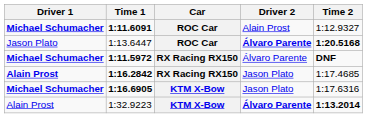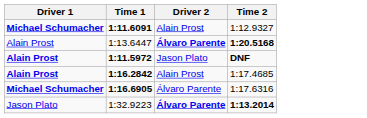- column: (197, 12)
(32, 43) Jason Plato -> (30, 43) Alain Prost
(55, 58) Michael Schumacher -> (32, 58) Alain Prost
(275, 58) Álvaro Parente -> (182, 58) Jason Plato
(268, 74) Jason Plato -> (180, 74) Alain Prost
(268, 89) Jason Plato -> (189, 89) Álvaro Parente
(30, 105) Alain Prost -> (32, 105) Jason Plato
